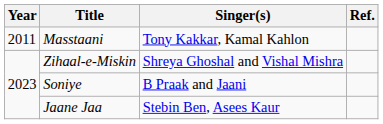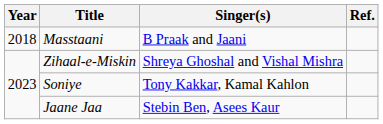(22, 38) 2011 -> (22, 38) 2018
(226, 38) Tony Kakkar, Kamal Kahlon -> (194, 38) B Praak and Jaani
(194, 84) B Praak and Jaani -> (226, 84) Tony Kakkar, Kamal Kahlon
